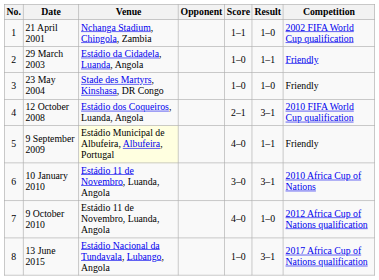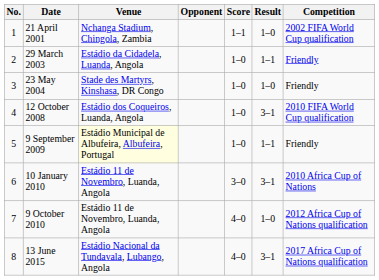(238, 112) 2–1 -> (238, 112) 1–0
(238, 144) 4–0 -> (238, 144) 1–0
(238, 256) 1–0 -> (238, 256) 4–0
